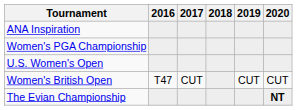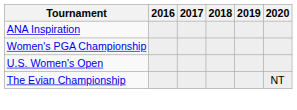- row: (59, 80)
(278, 97) bold -> (278, 80) normal
